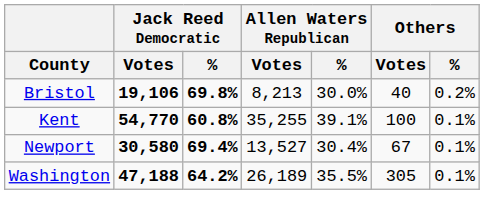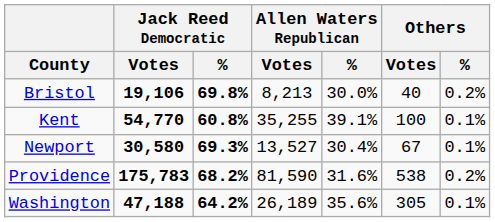(212, 148) 69.4% -> (223, 148) 69.3%
+ row: (59, 176)
(342, 176) 35.5% -> (352, 203) 35.6%
